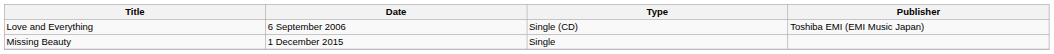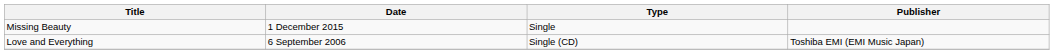rows swapped: (50, 27) <-> (39, 42)
